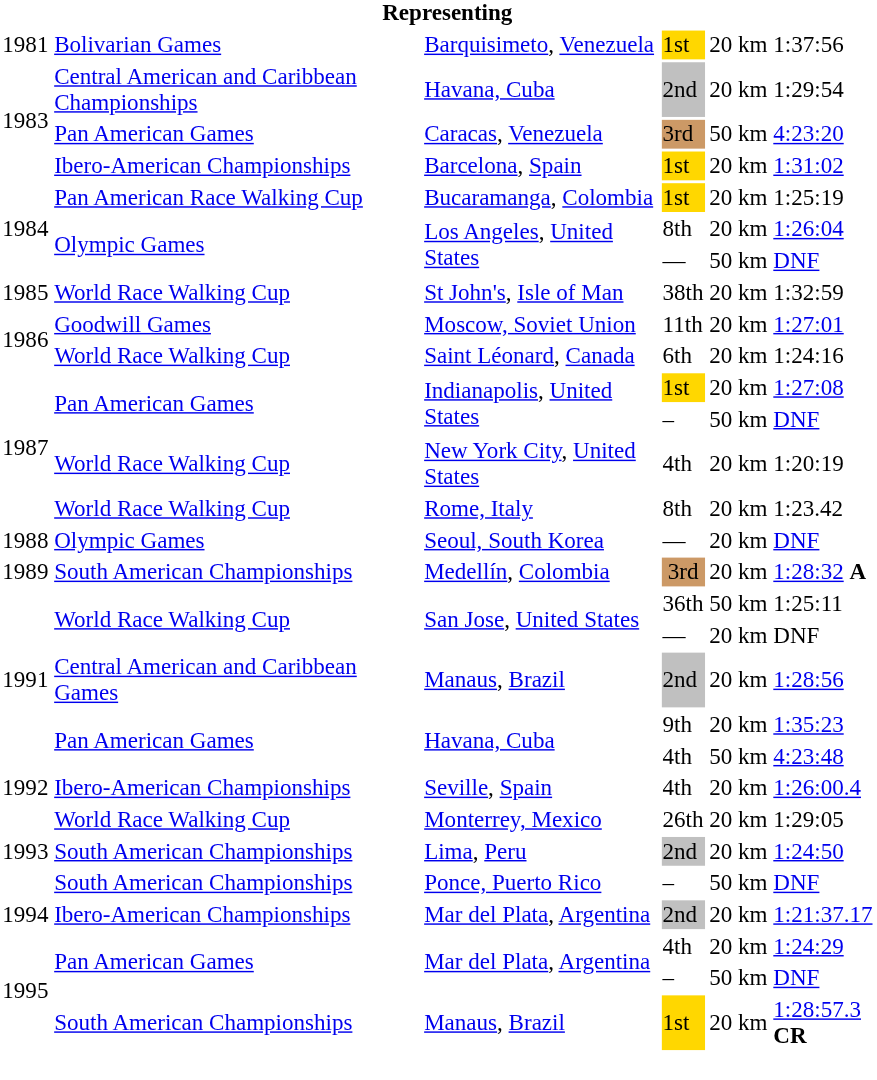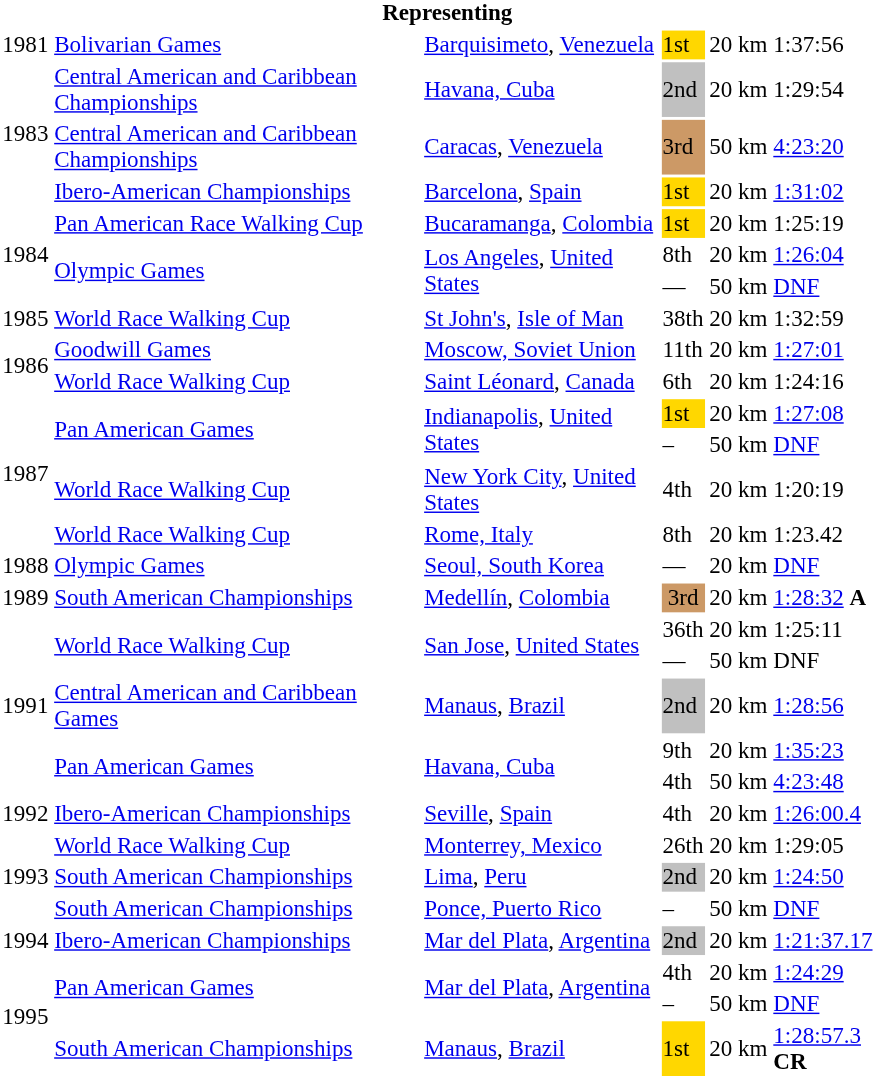(154, 134) Pan American Games -> (205, 146) Central American and Caribbean Championships
(738, 603) 50 km -> (738, 629) 20 km
(738, 635) 20 km -> (738, 661) 50 km
